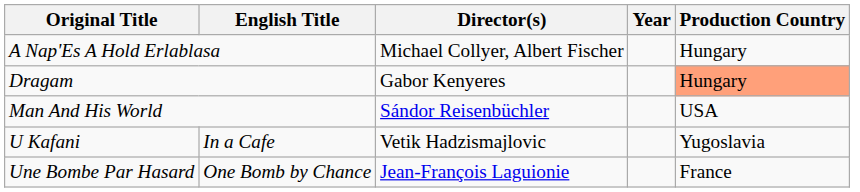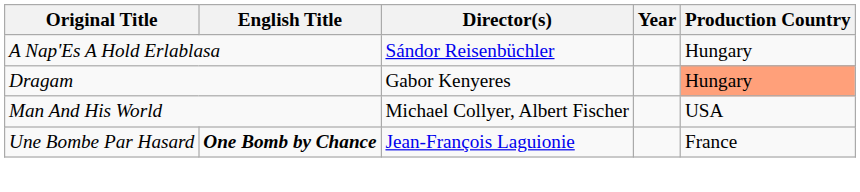(502, 50) Michael Collyer, Albert Fischer -> (470, 50) Sándor Reisenbüchler
(465, 111) Sándor Reisenbüchler -> (507, 111) Michael Collyer, Albert Fischer
- row: (45, 141)
(287, 171) normal -> (290, 141) bold
